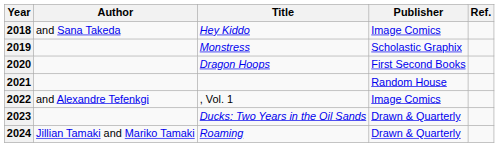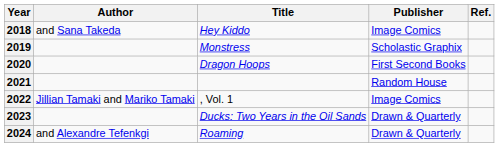(93, 99) and Alexandre Tefenkgi -> (115, 99) Jillian Tamaki and Mariko Tamaki
(115, 133) Jillian Tamaki and Mariko Tamaki -> (93, 133) and Alexandre Tefenkgi
